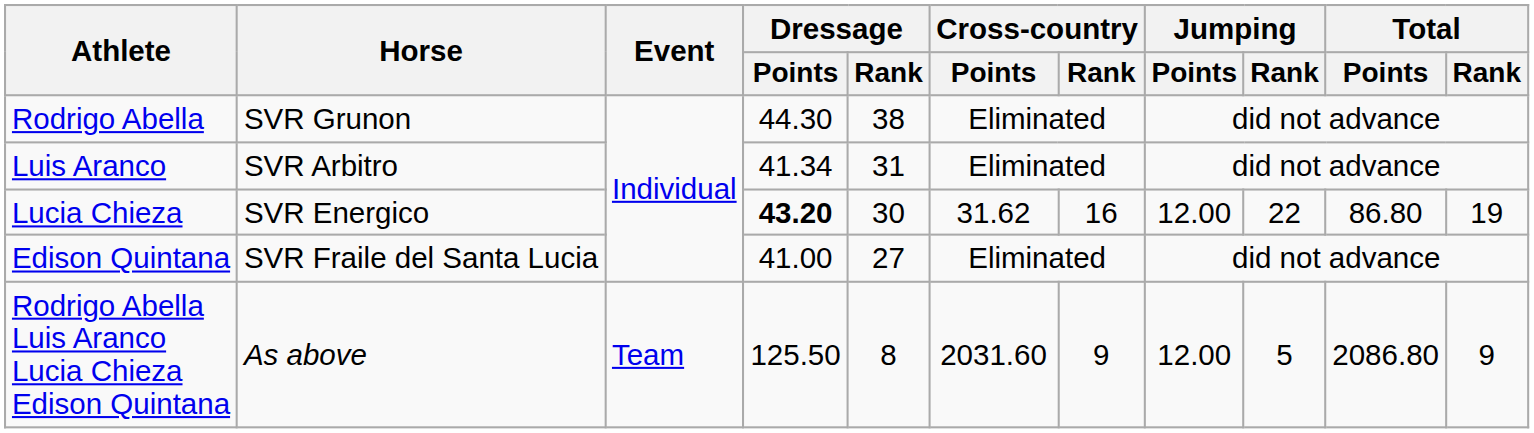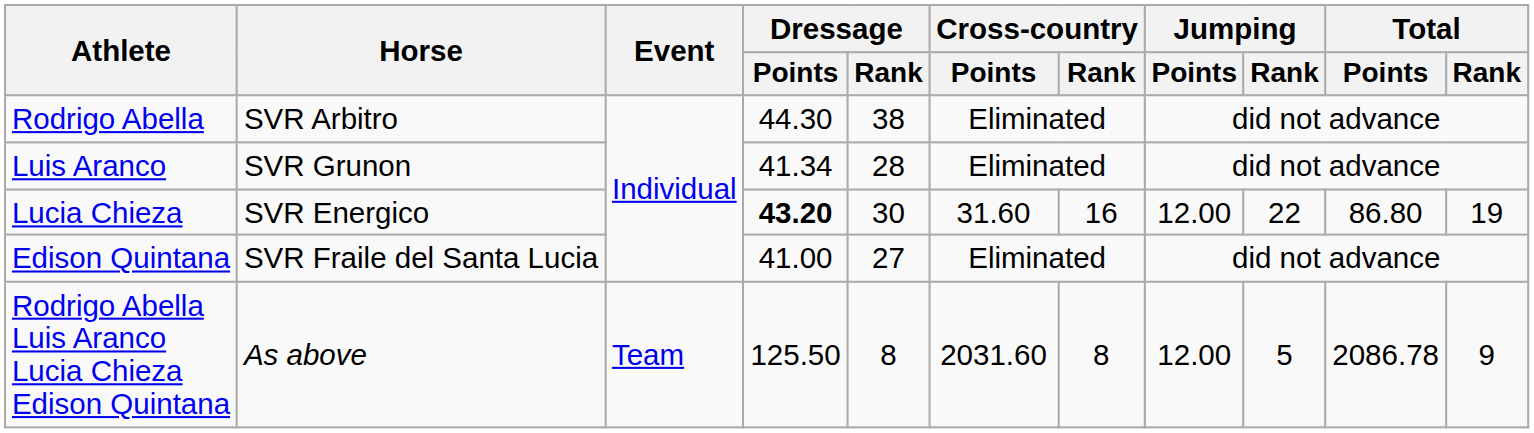(328, 119) SVR Grunon -> (321, 119) SVR Arbitro
(321, 166) SVR Arbitro -> (328, 166) SVR Grunon
(888, 166) 31 -> (888, 166) 28
(994, 213) 31.62 -> (994, 213) 31.60
(1101, 355) 9 -> (1101, 355) 8
(1386, 355) 2086.80 -> (1386, 355) 2086.78
